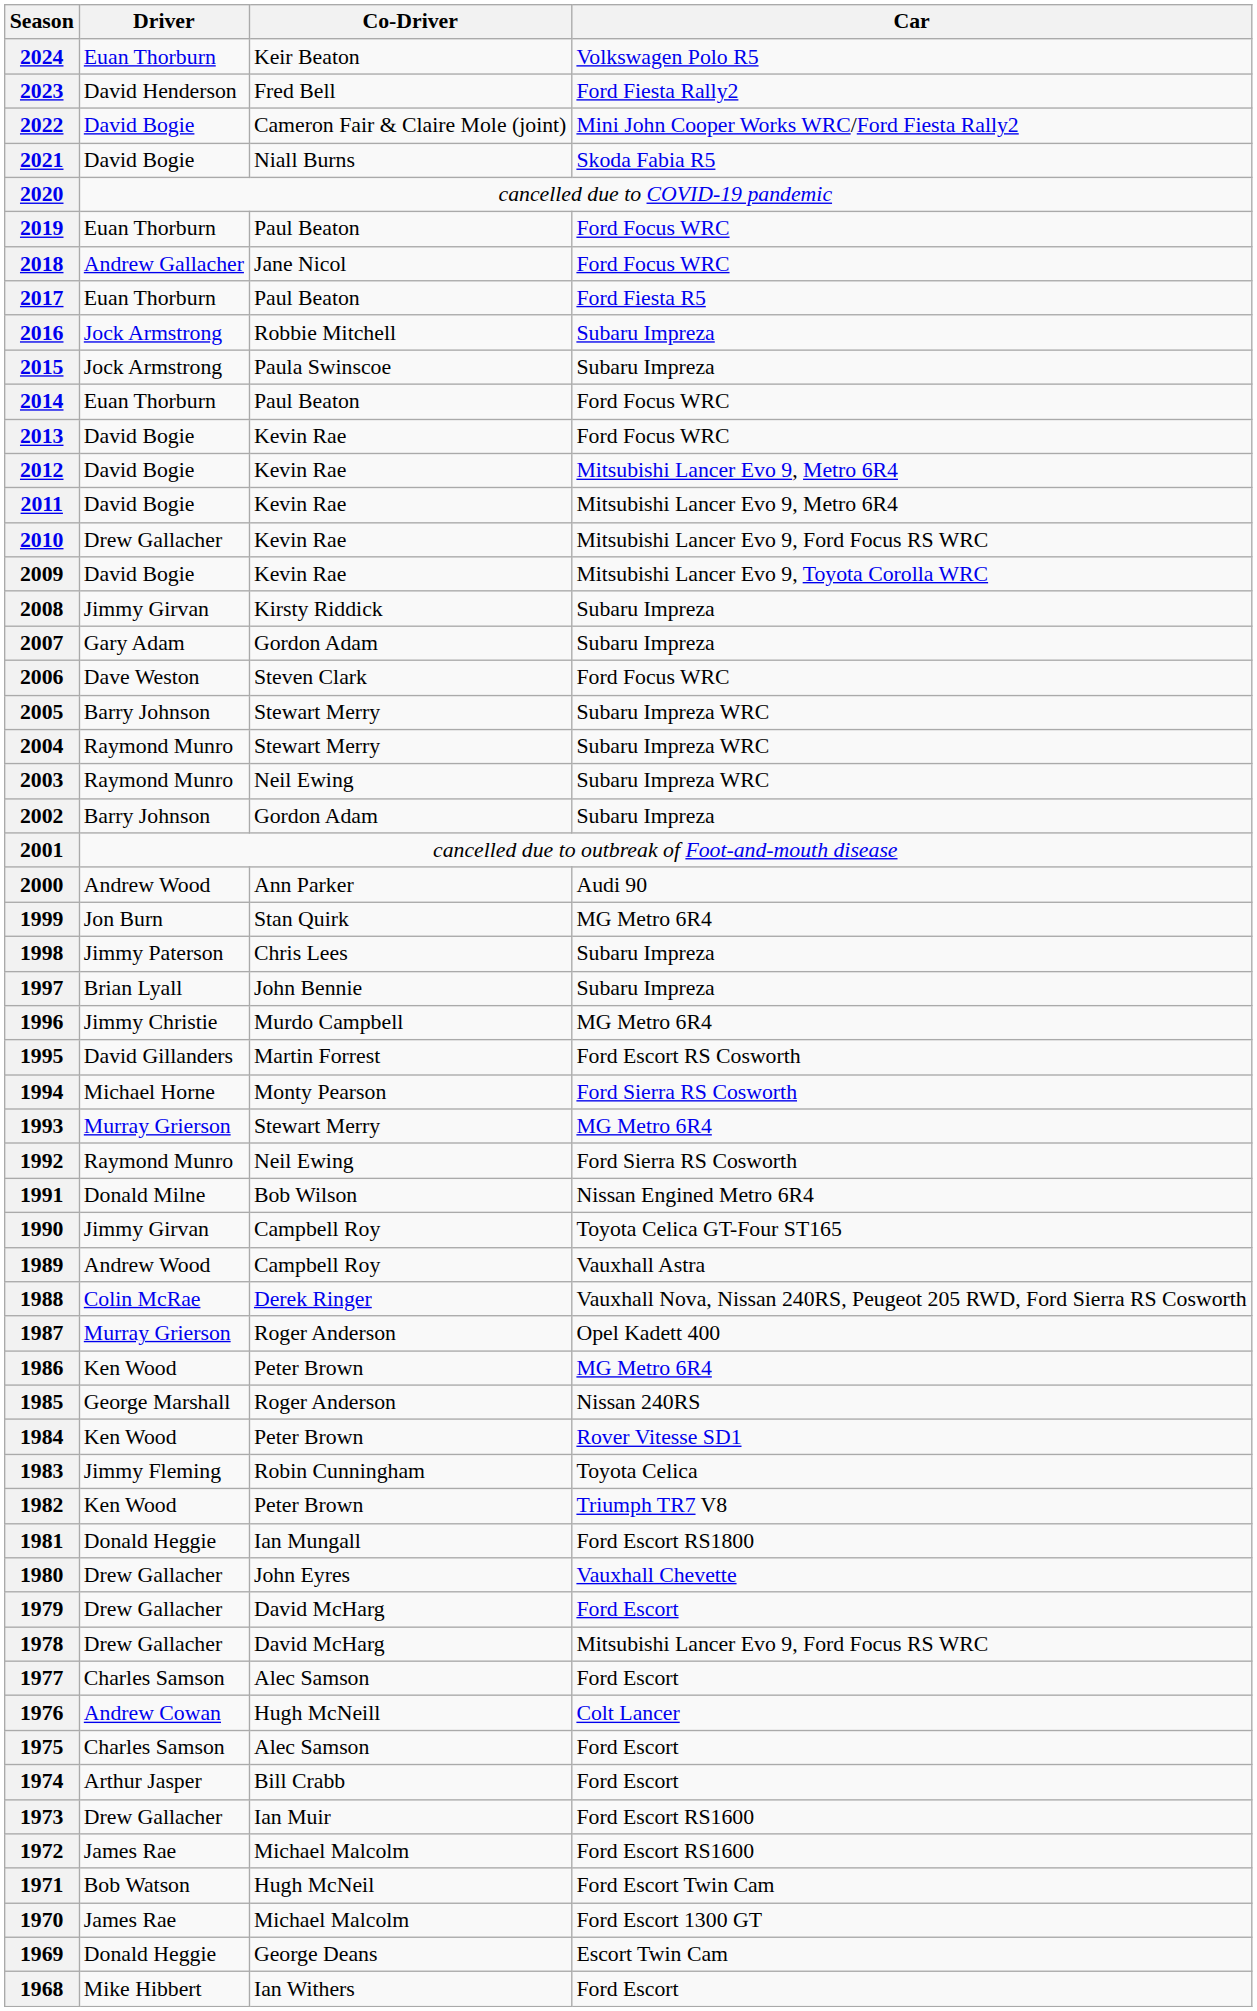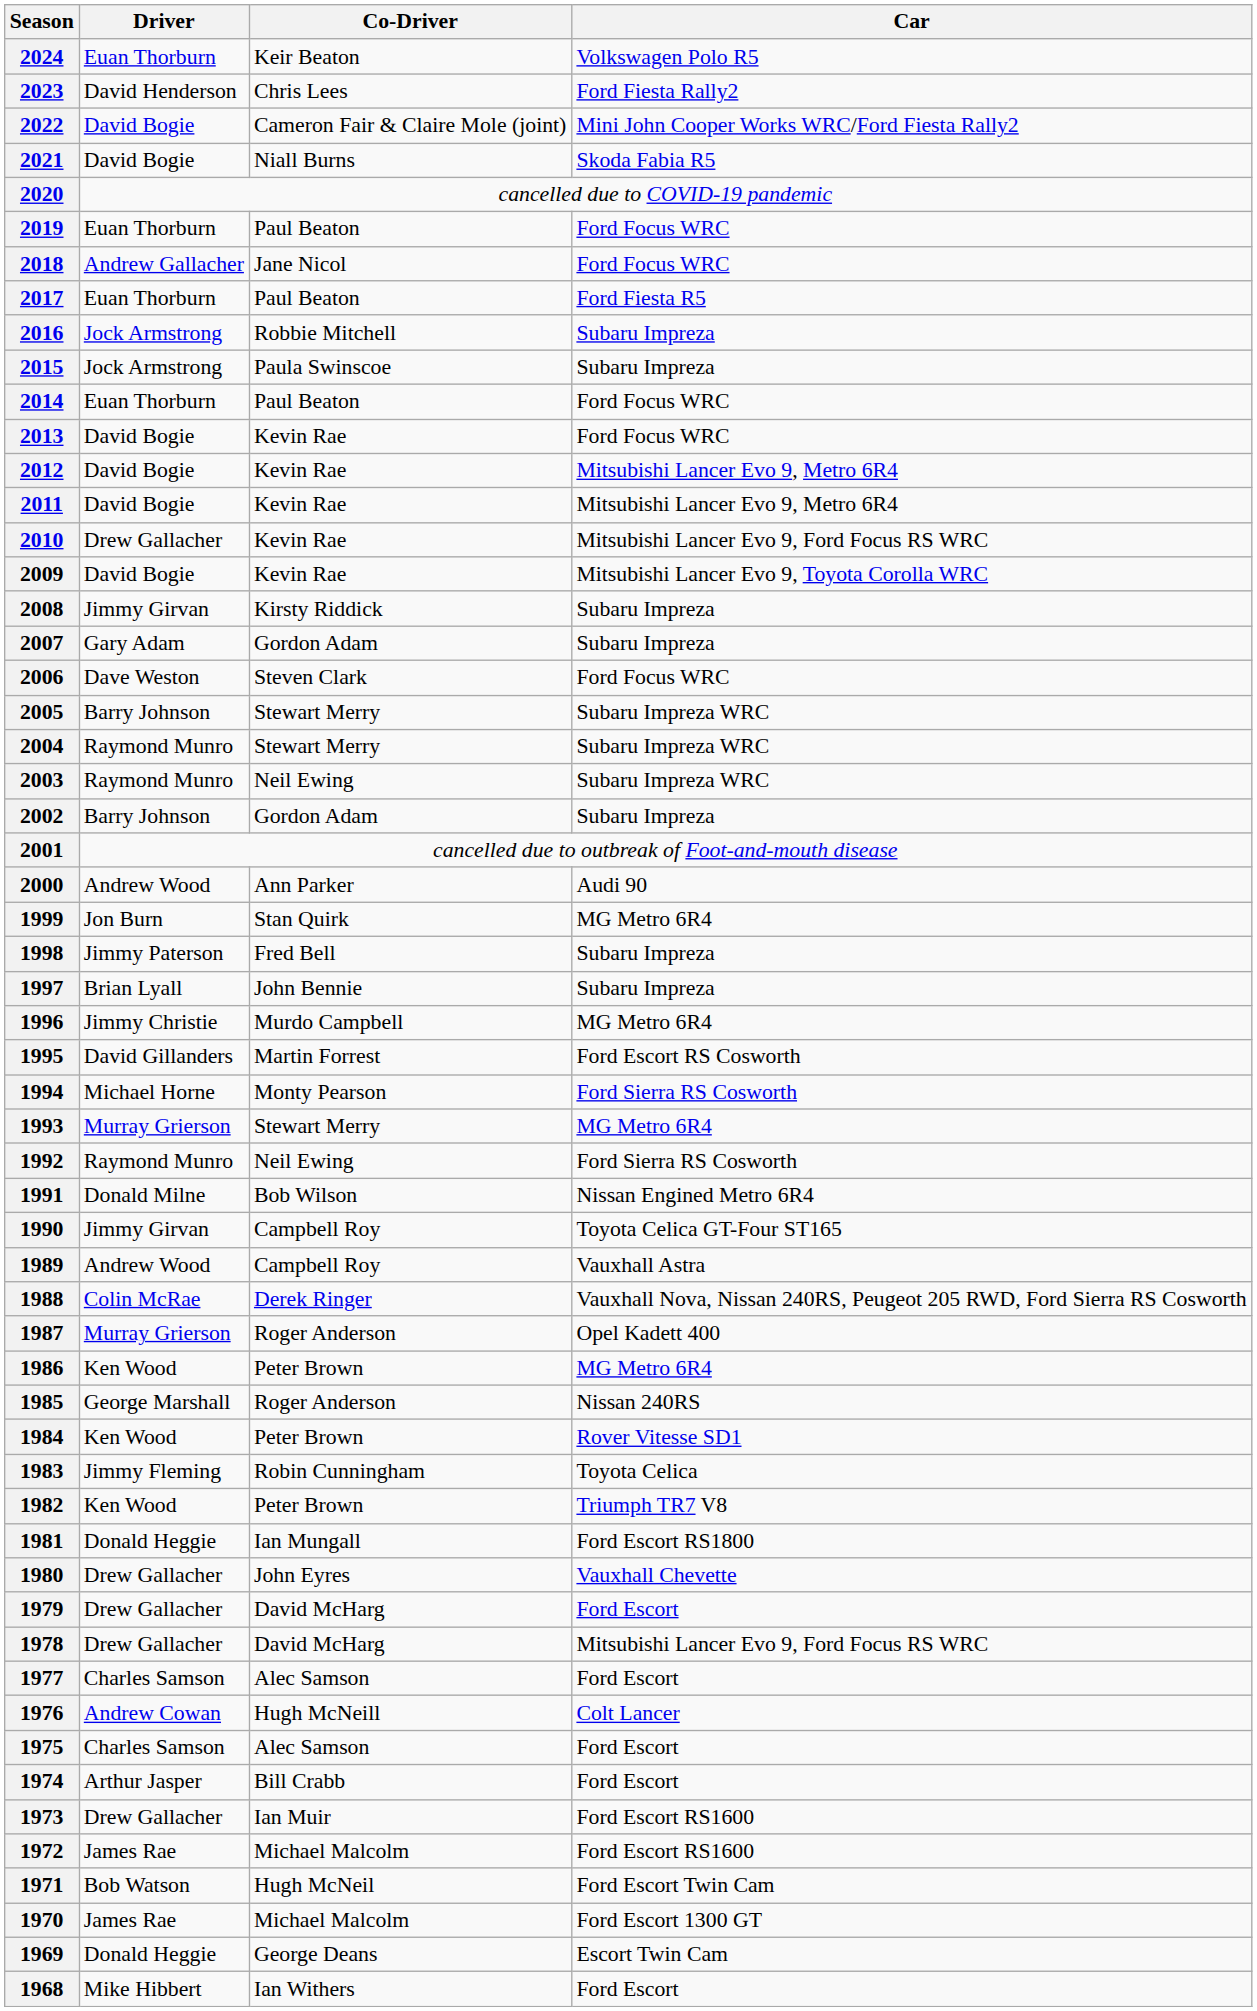(295, 90) Fred Bell -> (301, 90) Chris Lees
(301, 953) Chris Lees -> (295, 953) Fred Bell
